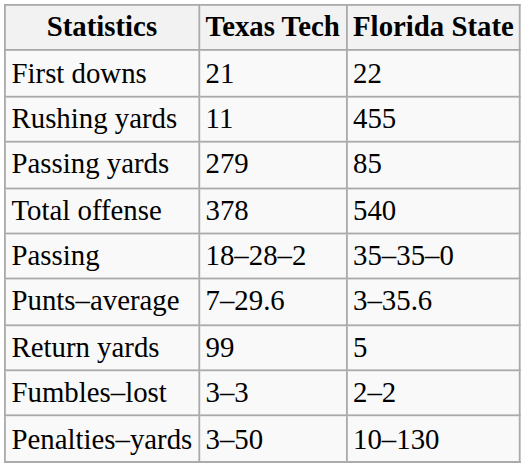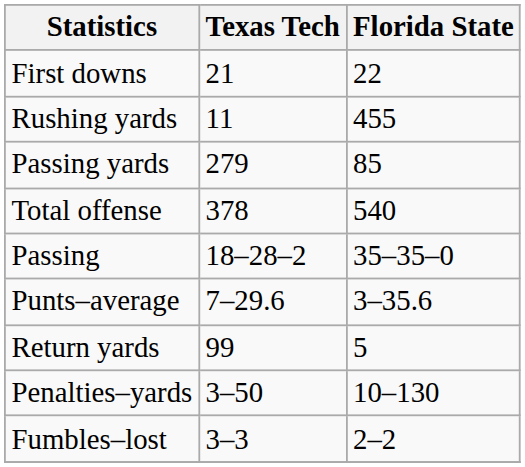rows swapped: (89, 392) <-> (102, 438)
